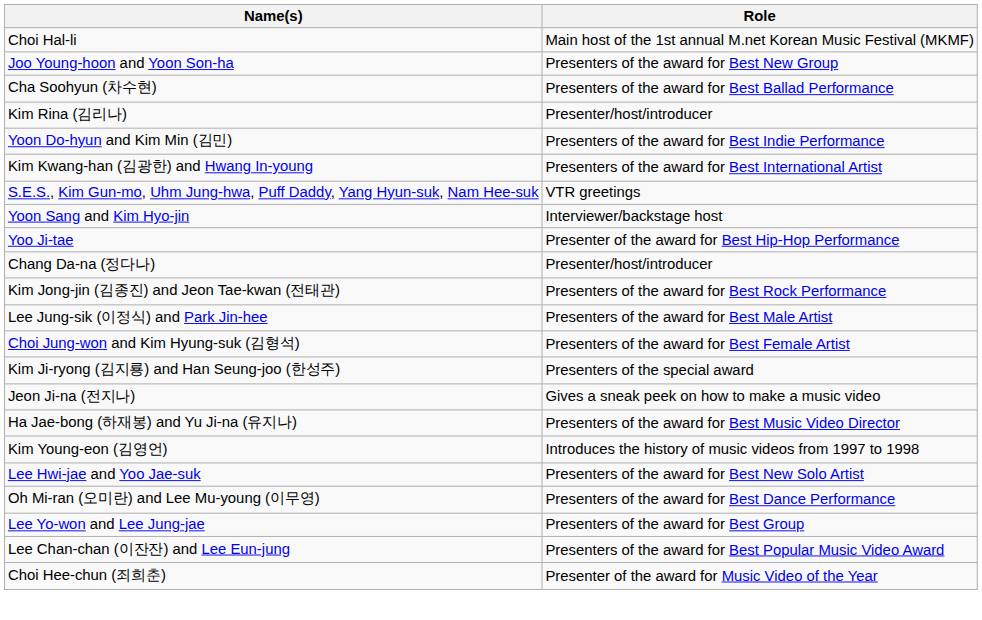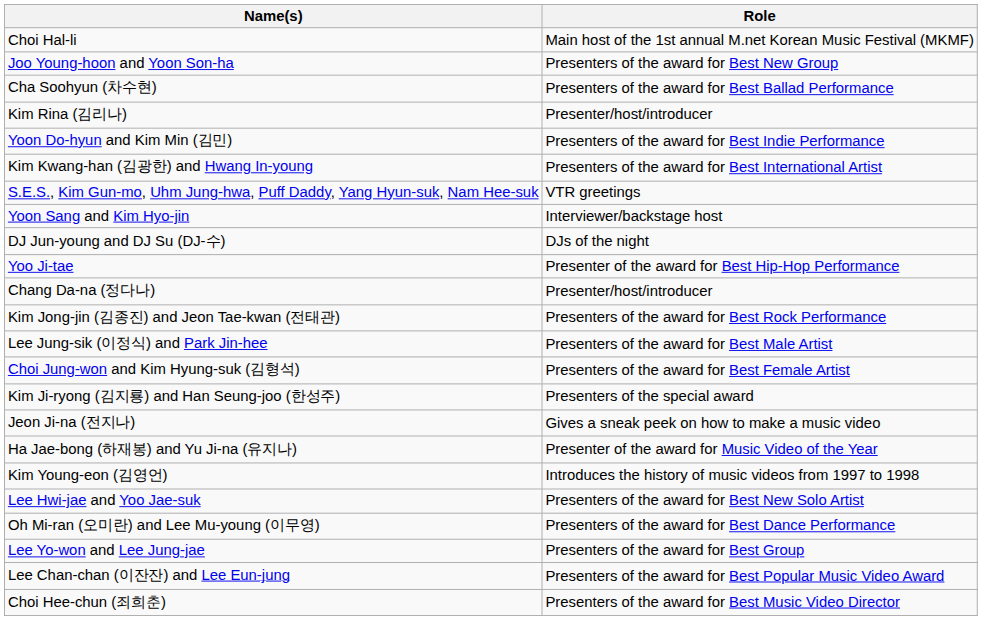+ row: (117, 240)
(723, 423) Presenters of the award for Best Music Video Director -> (712, 449) Presenter of the award for Music Video of the Year
(712, 575) Presenter of the award for Music Video of the Year -> (723, 602) Presenters of the award for Best Music Video Director
